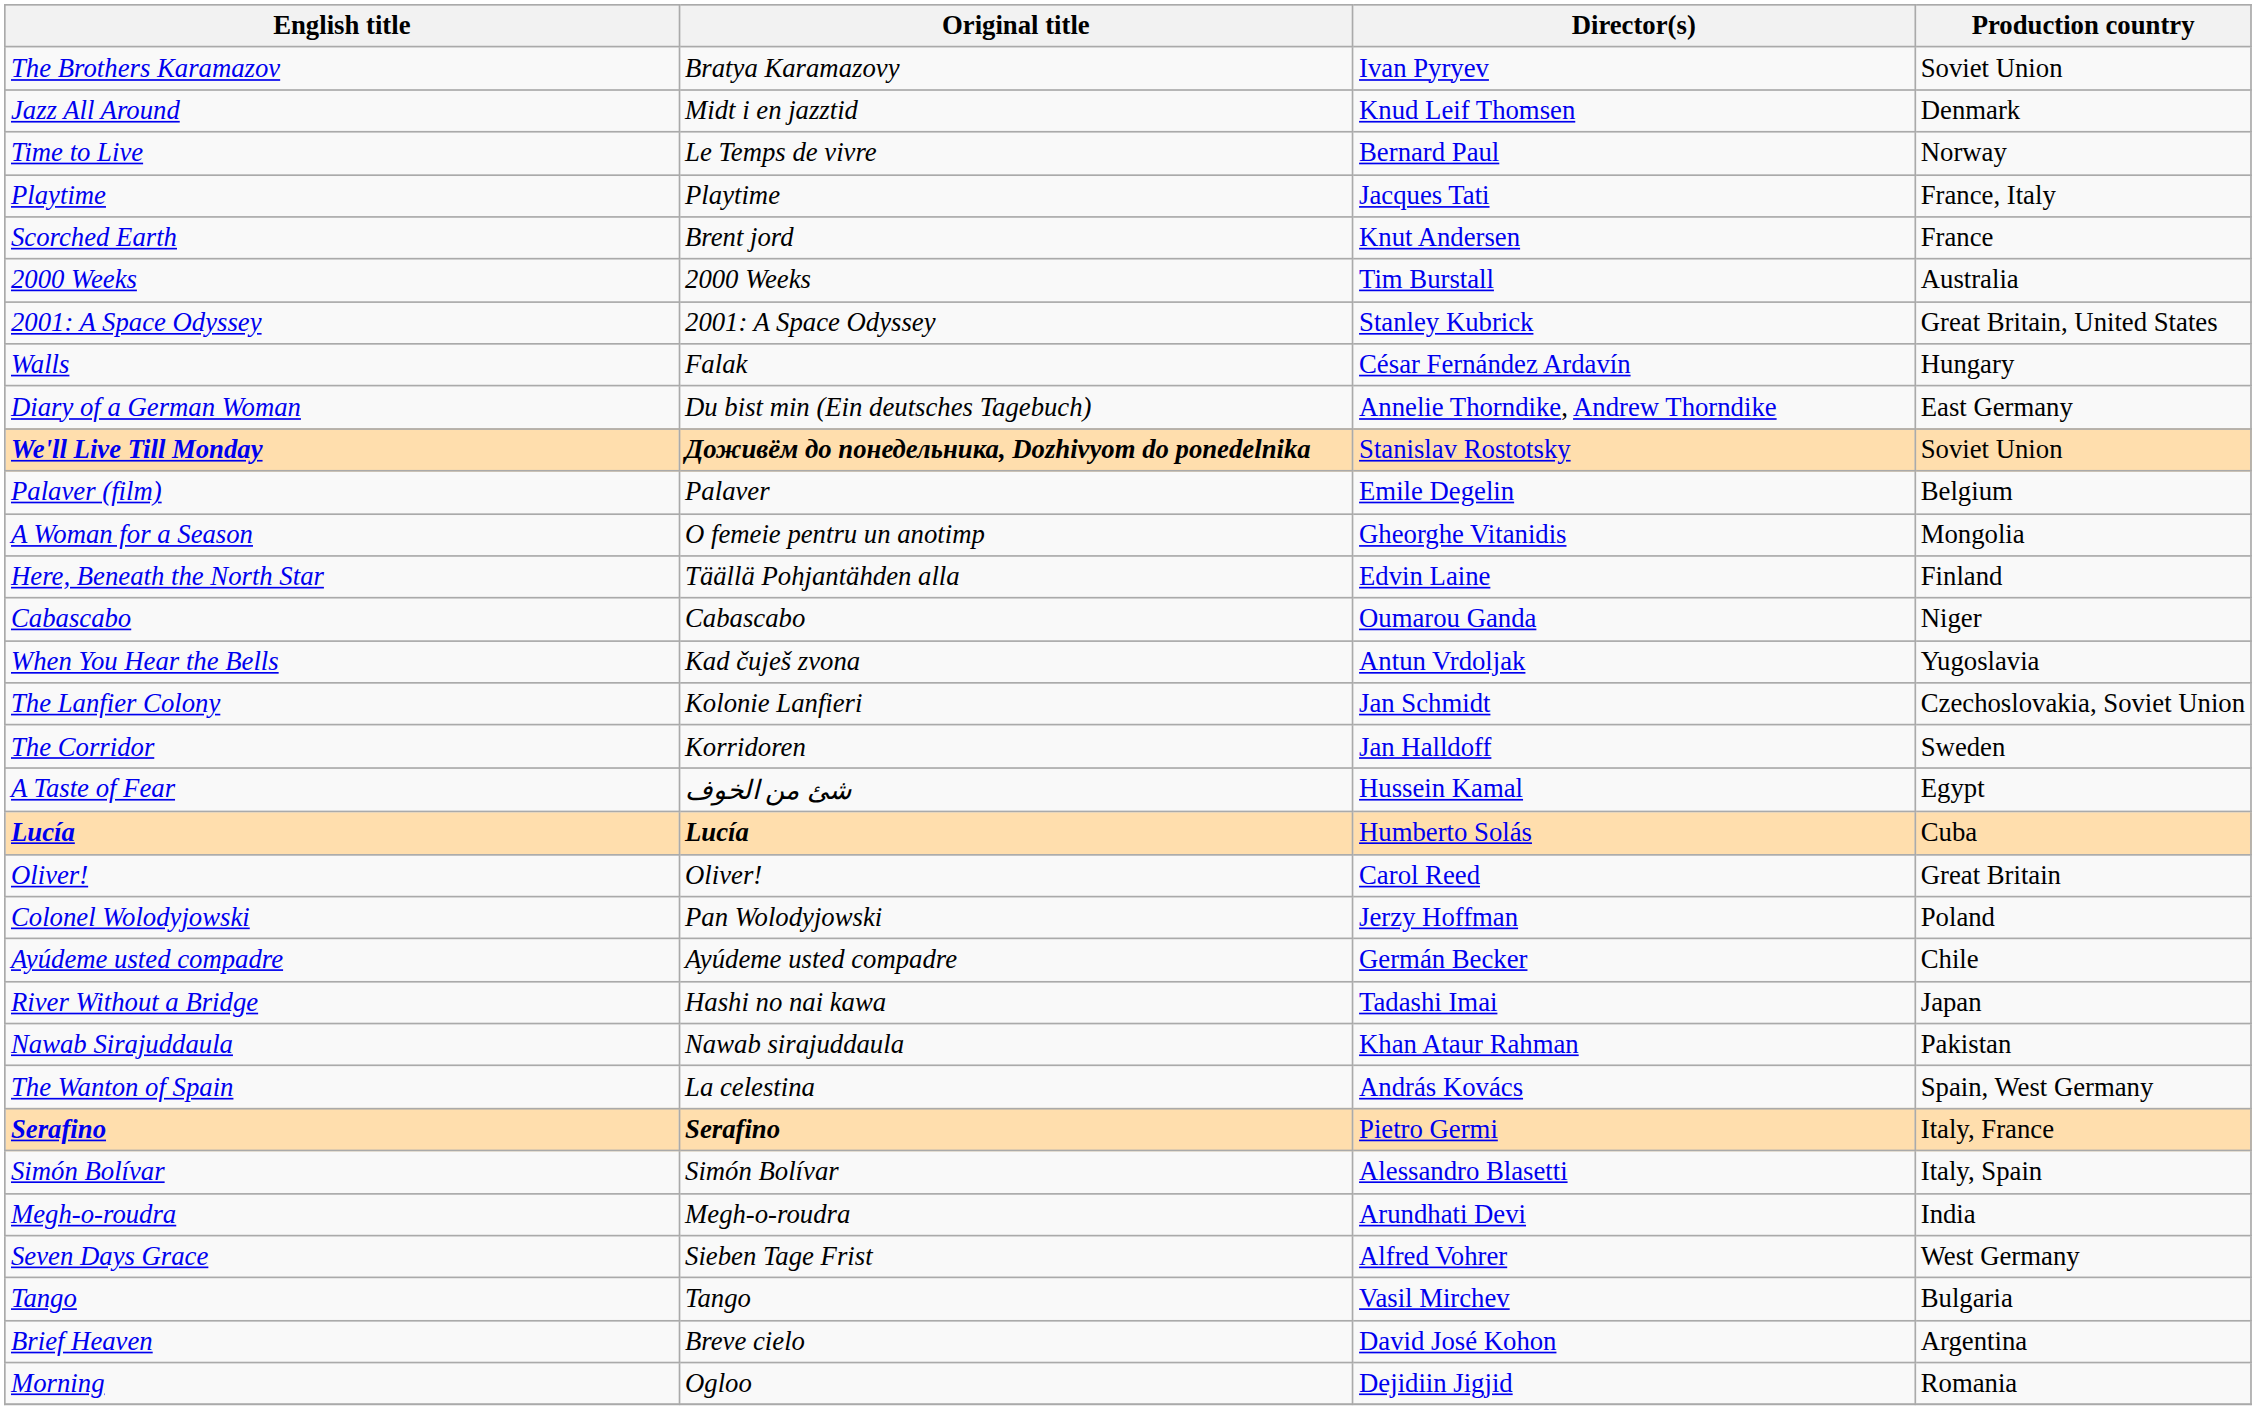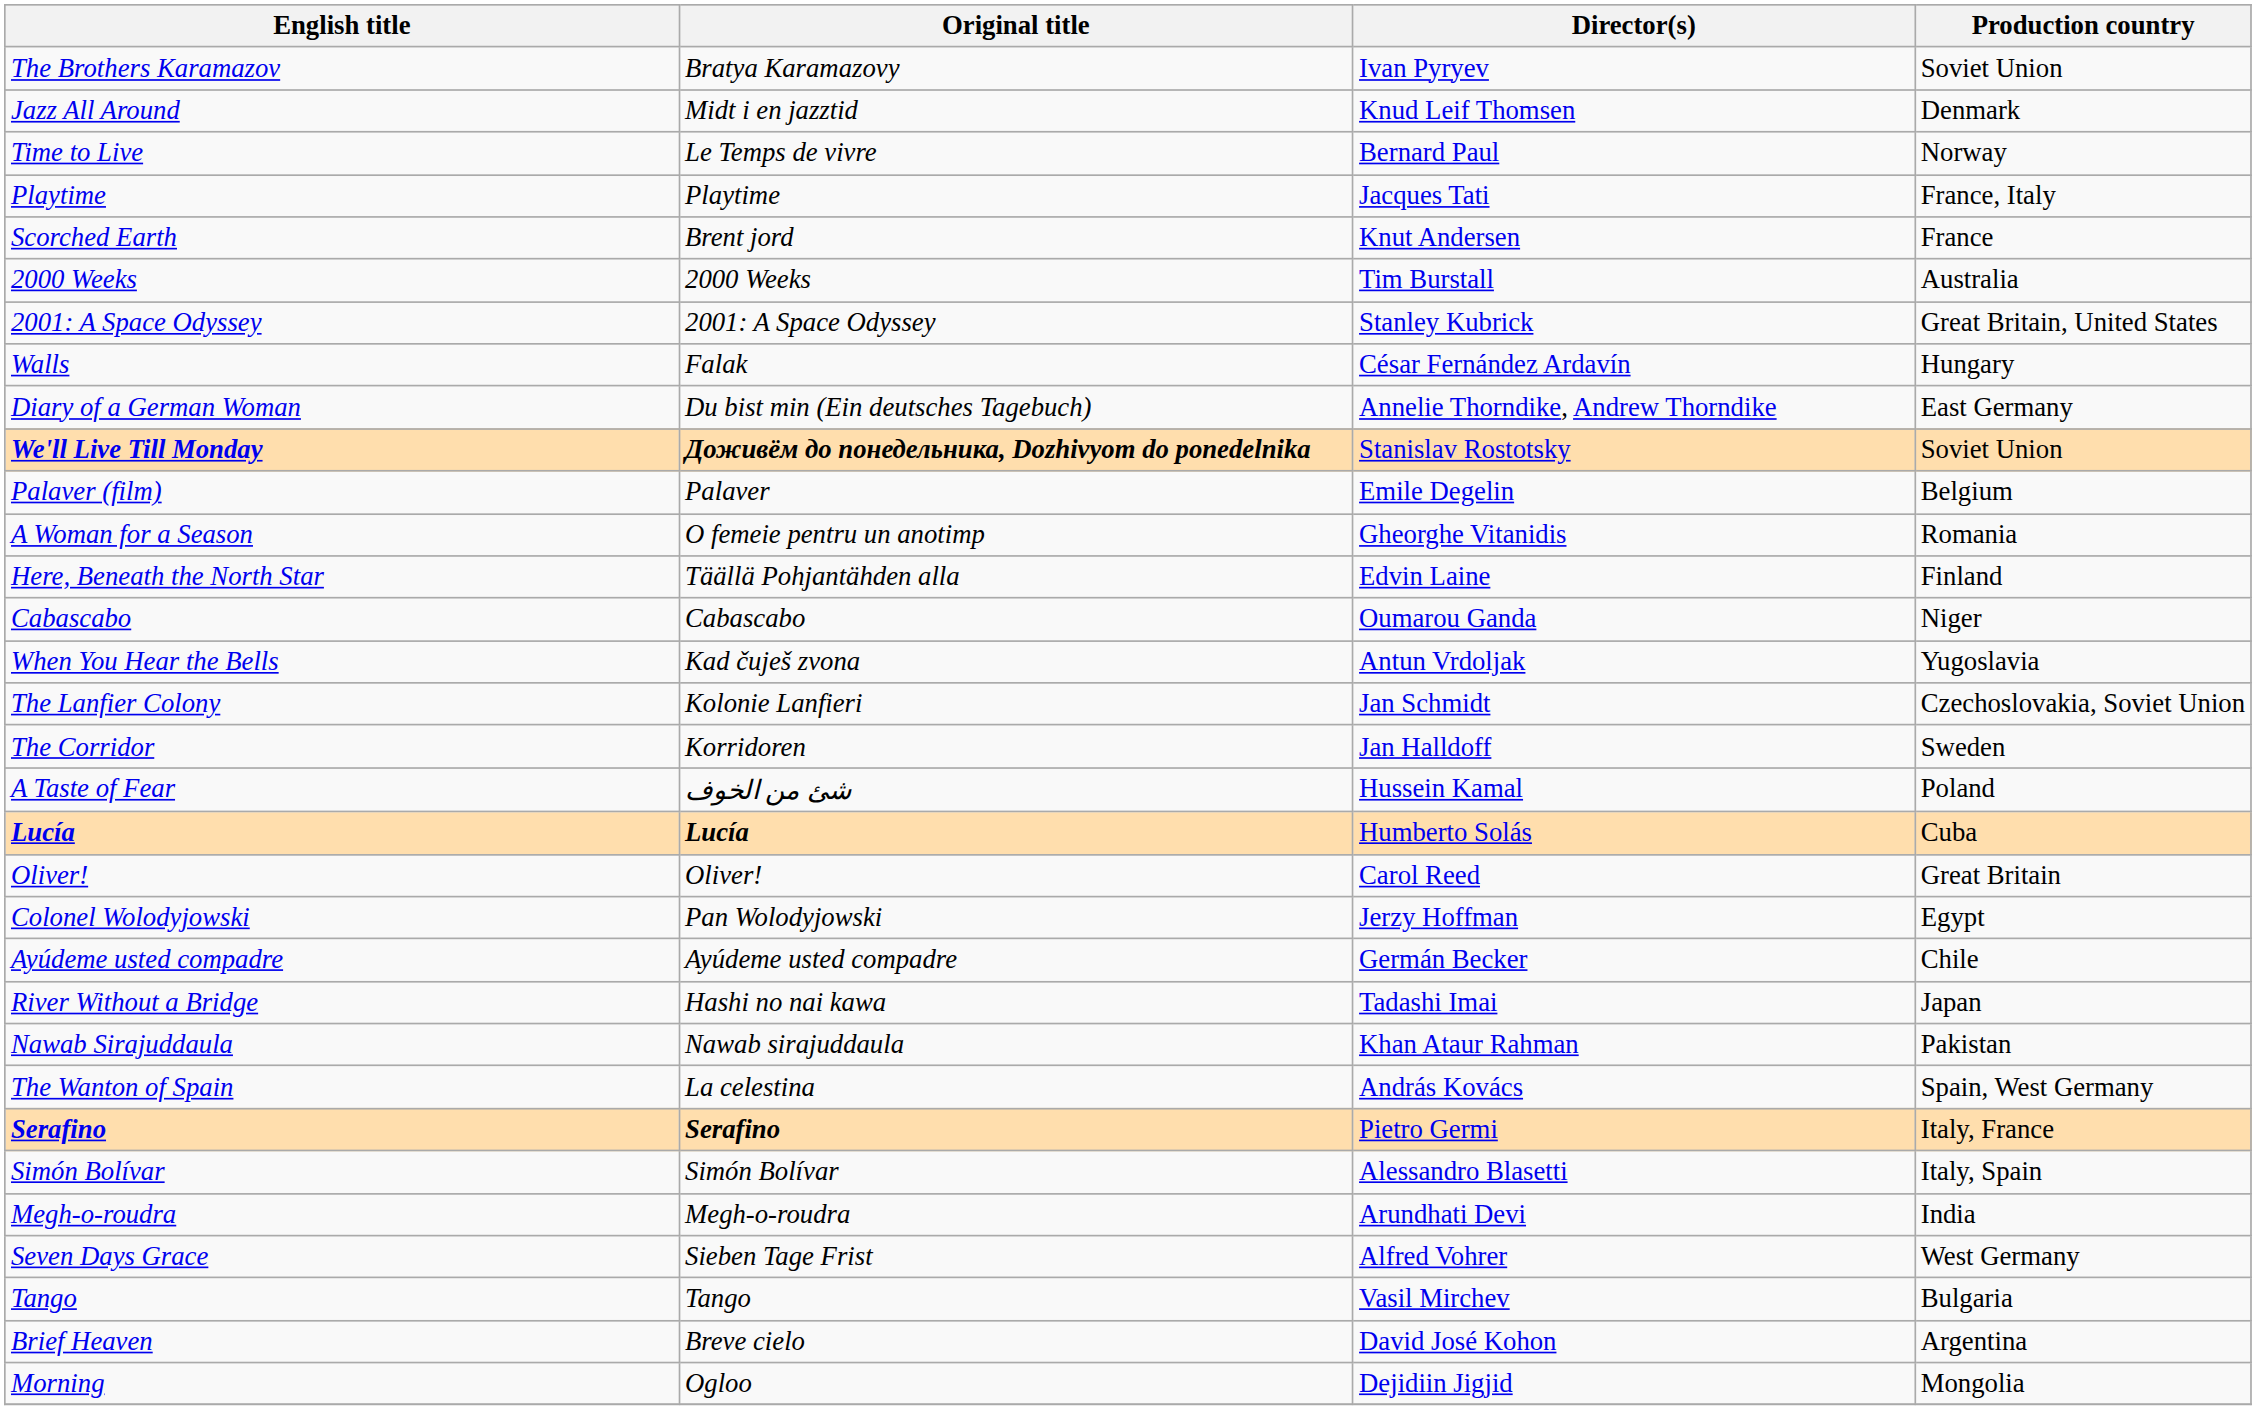(1973, 534) Mongolia -> (1969, 534) Romania
(1953, 789) Egypt -> (1958, 789) Poland
(1958, 917) Poland -> (1953, 917) Egypt
(1969, 1383) Romania -> (1973, 1383) Mongolia
